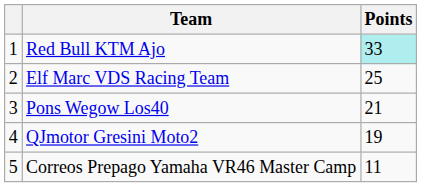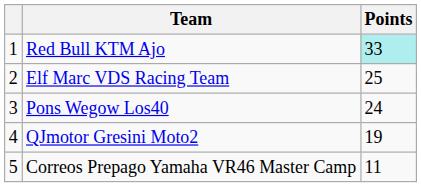(374, 108) 21 -> (374, 108) 24
